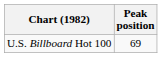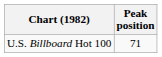(136, 43) 69 -> (136, 43) 71
